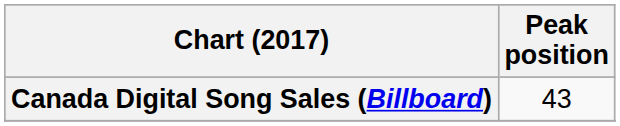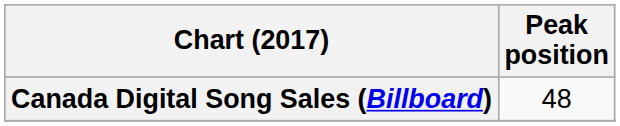(557, 98) 43 -> (557, 98) 48
